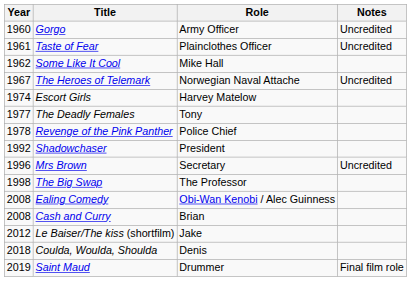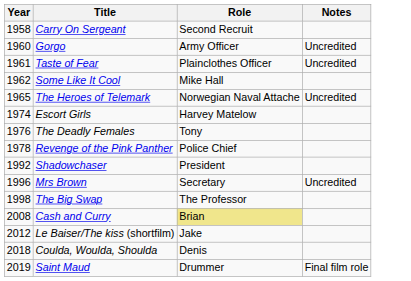+ row: (81, 30)
(19, 81) 1967 -> (19, 98) 1965
(19, 115) 1977 -> (19, 132) 1976
- row: (72, 200)
(192, 217) no background -> (192, 217) khaki background
